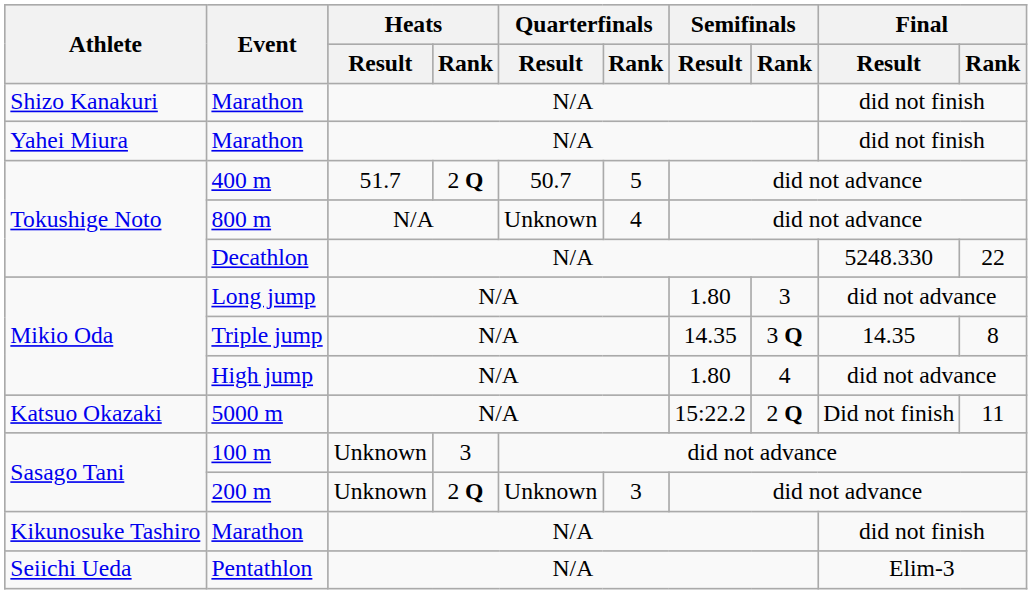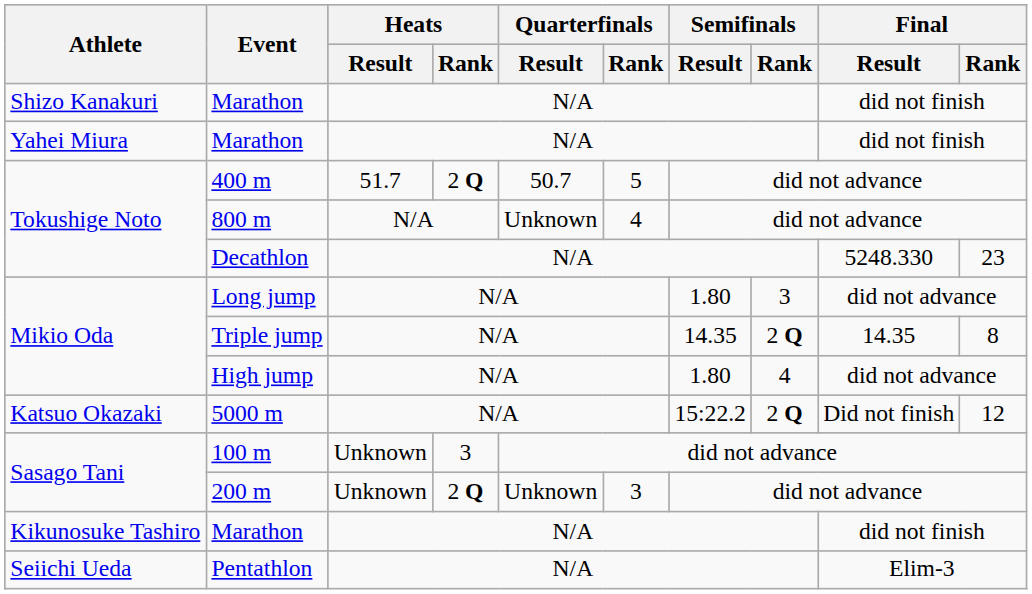(993, 258) 22 -> (993, 258) 23
(785, 335) 3 Q -> (785, 335) 2 Q
(993, 413) 11 -> (993, 413) 12
